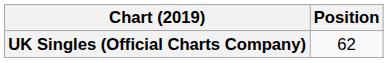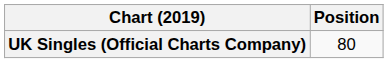(347, 44) 62 -> (347, 44) 80
